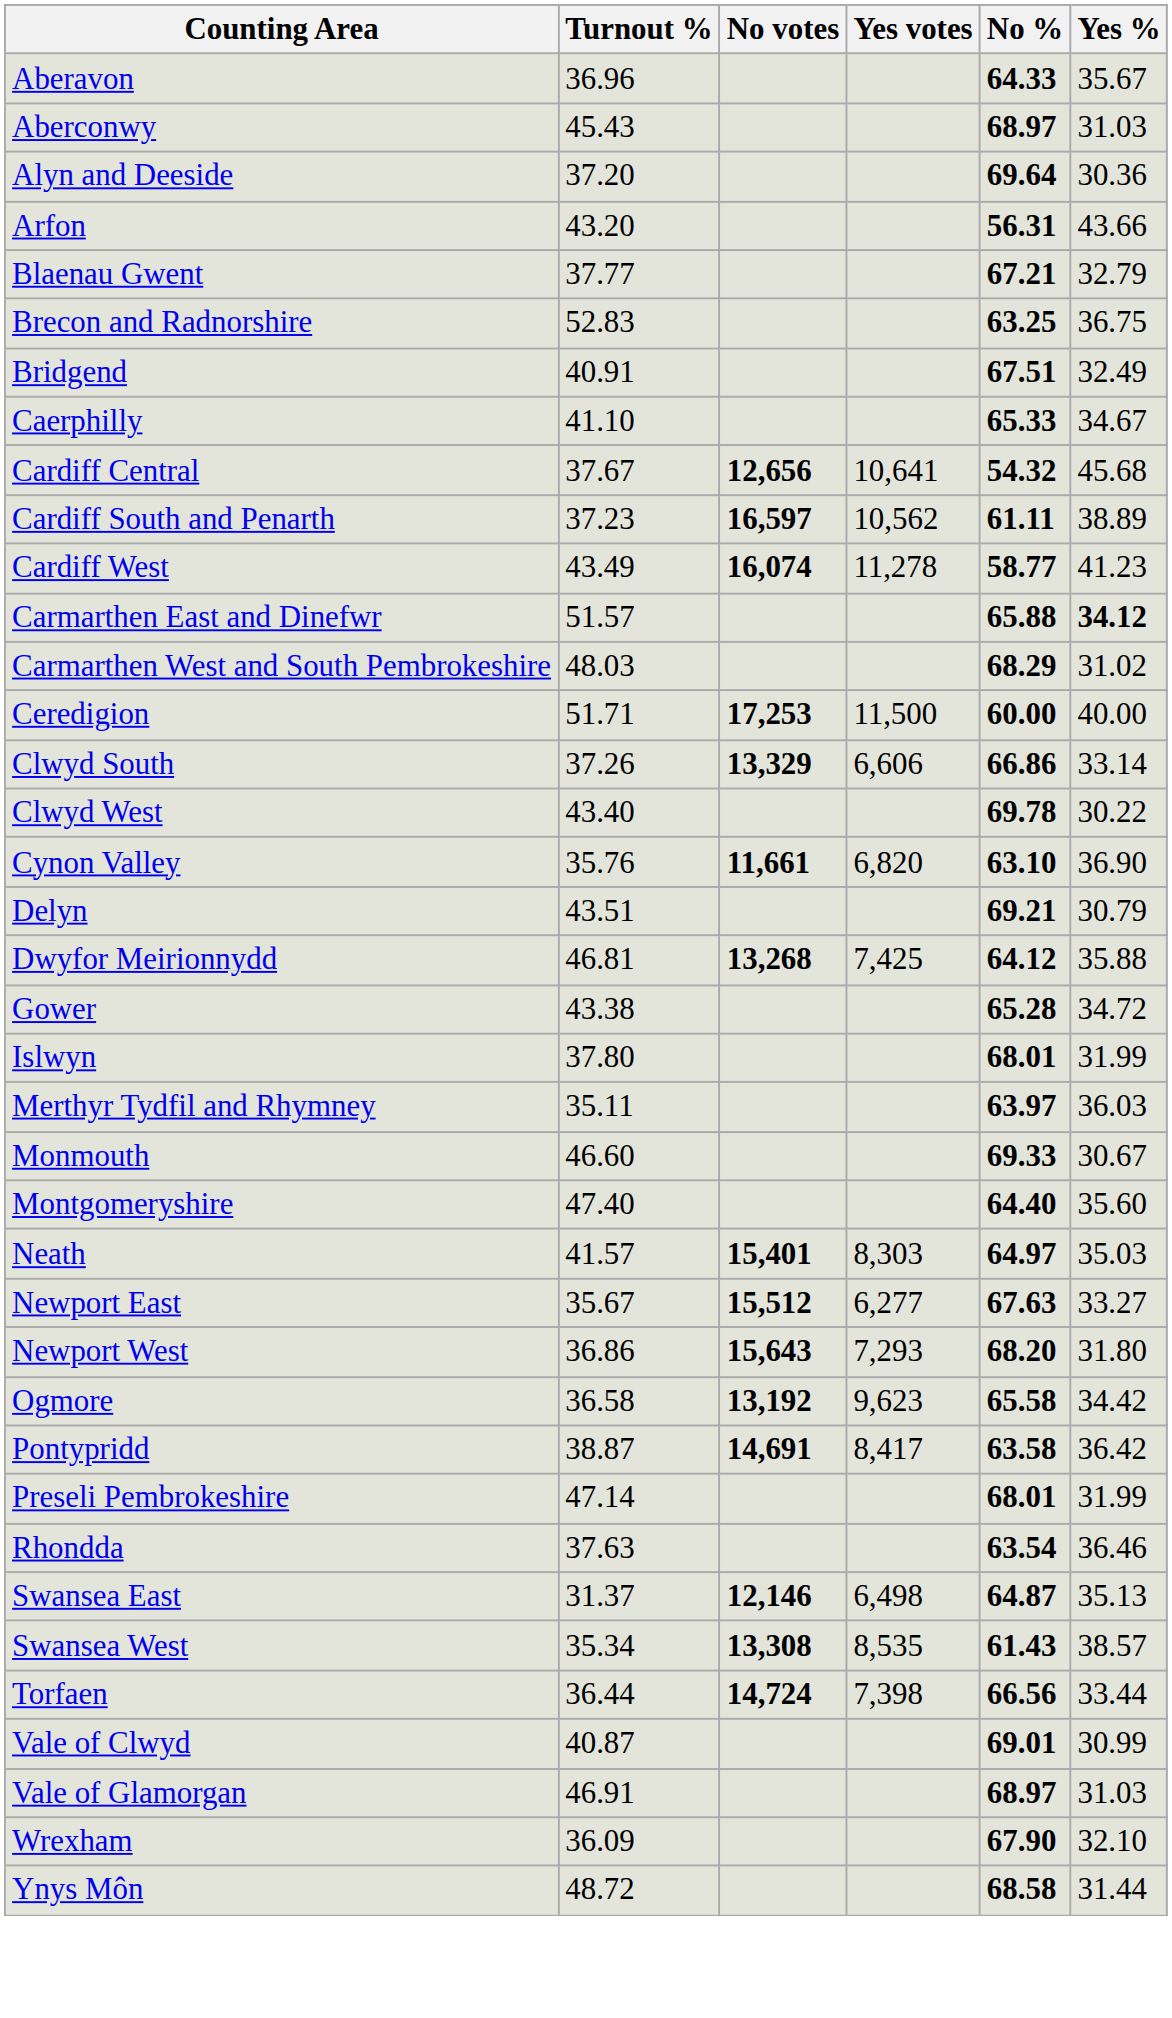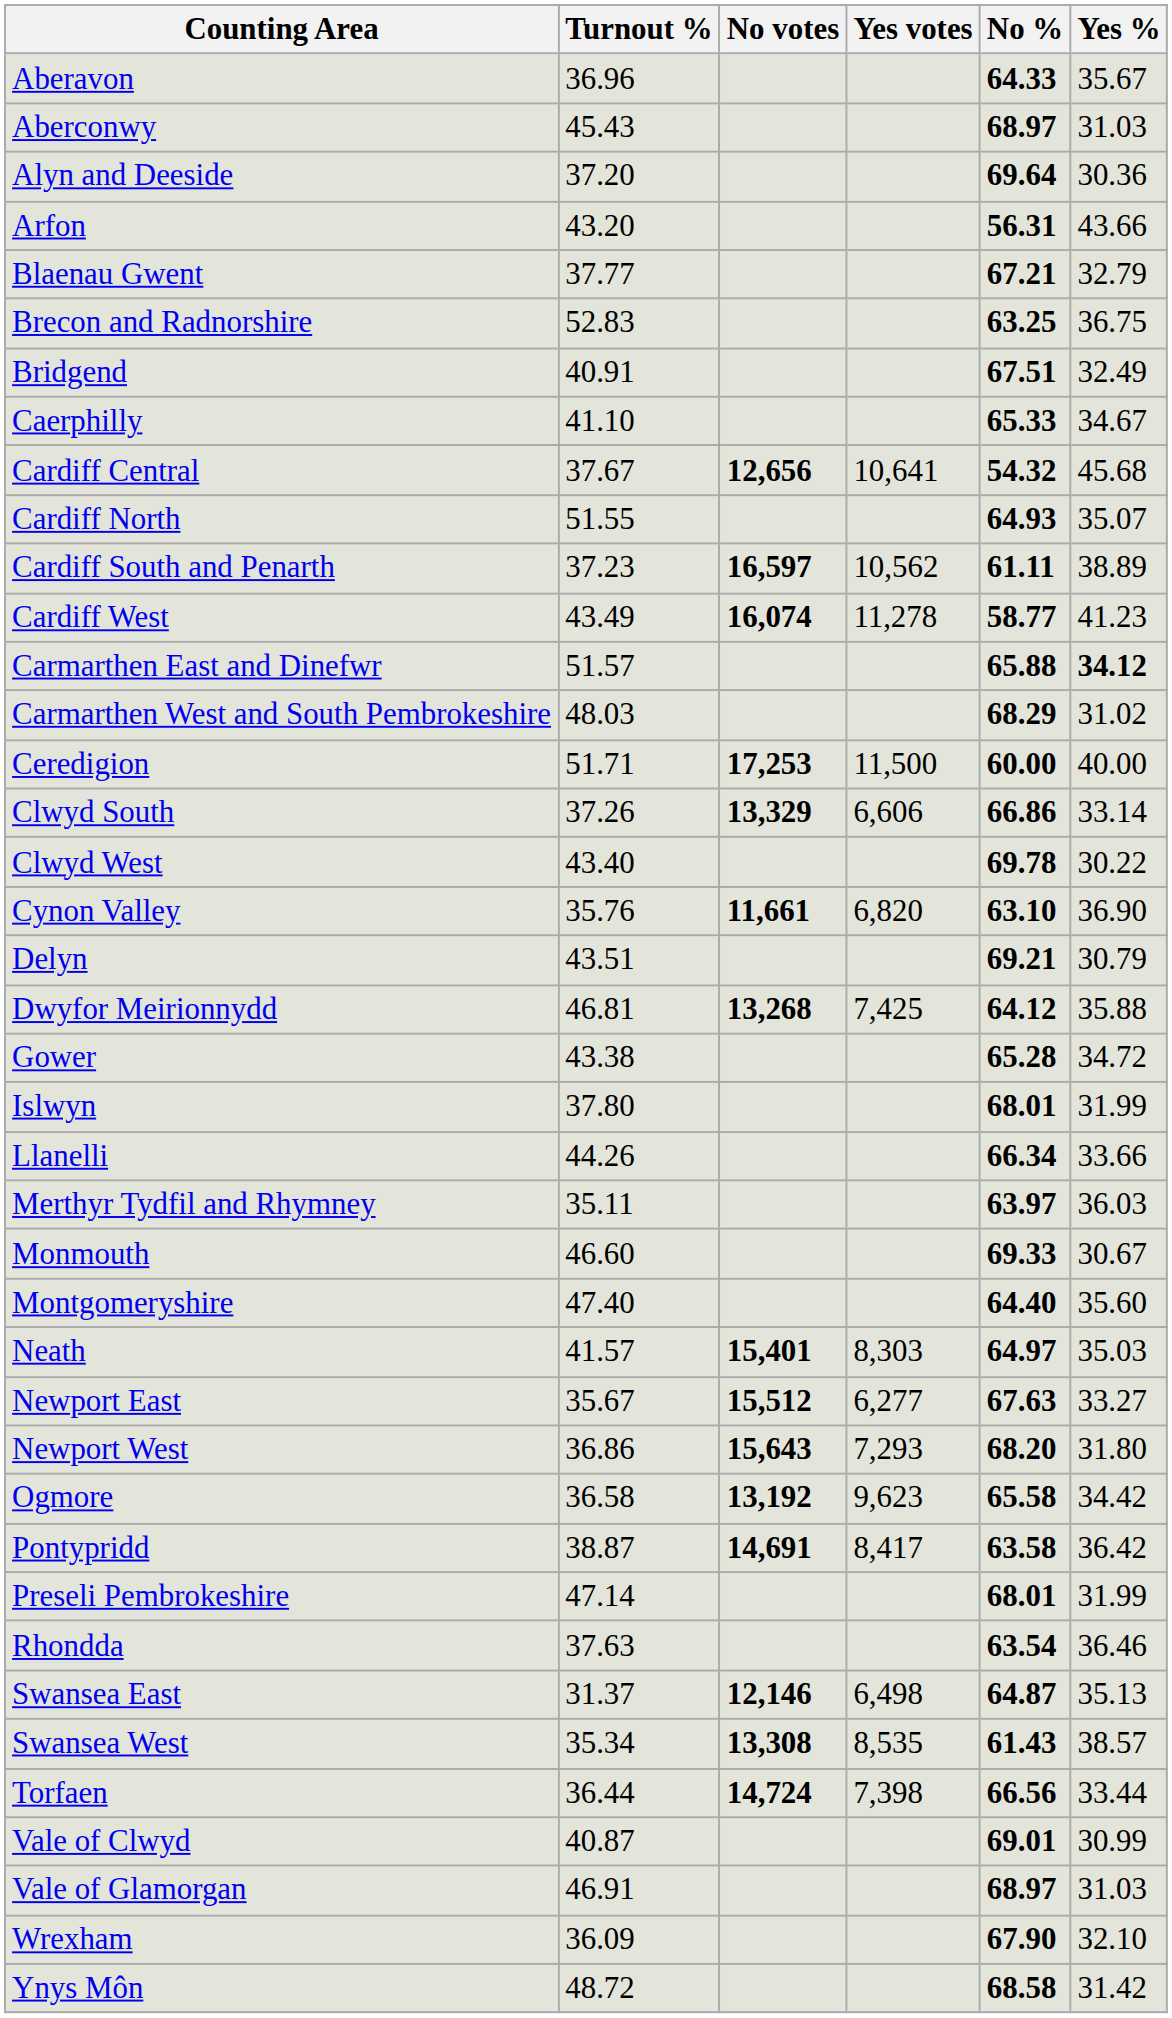+ row: (96, 518)
+ row: (60, 1155)
(1112, 1889) 31.44 -> (1112, 1987) 31.42
